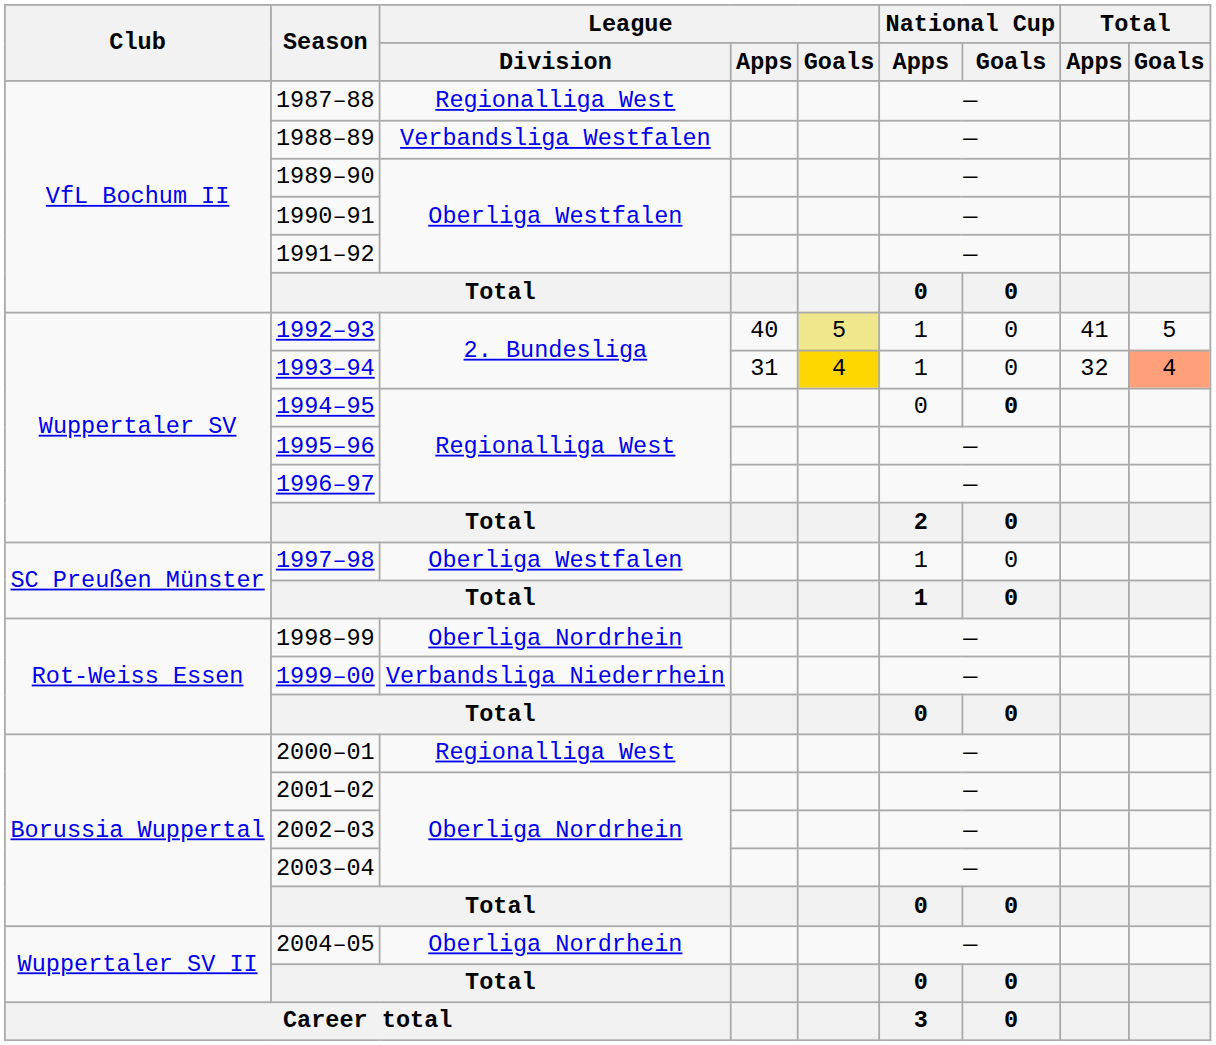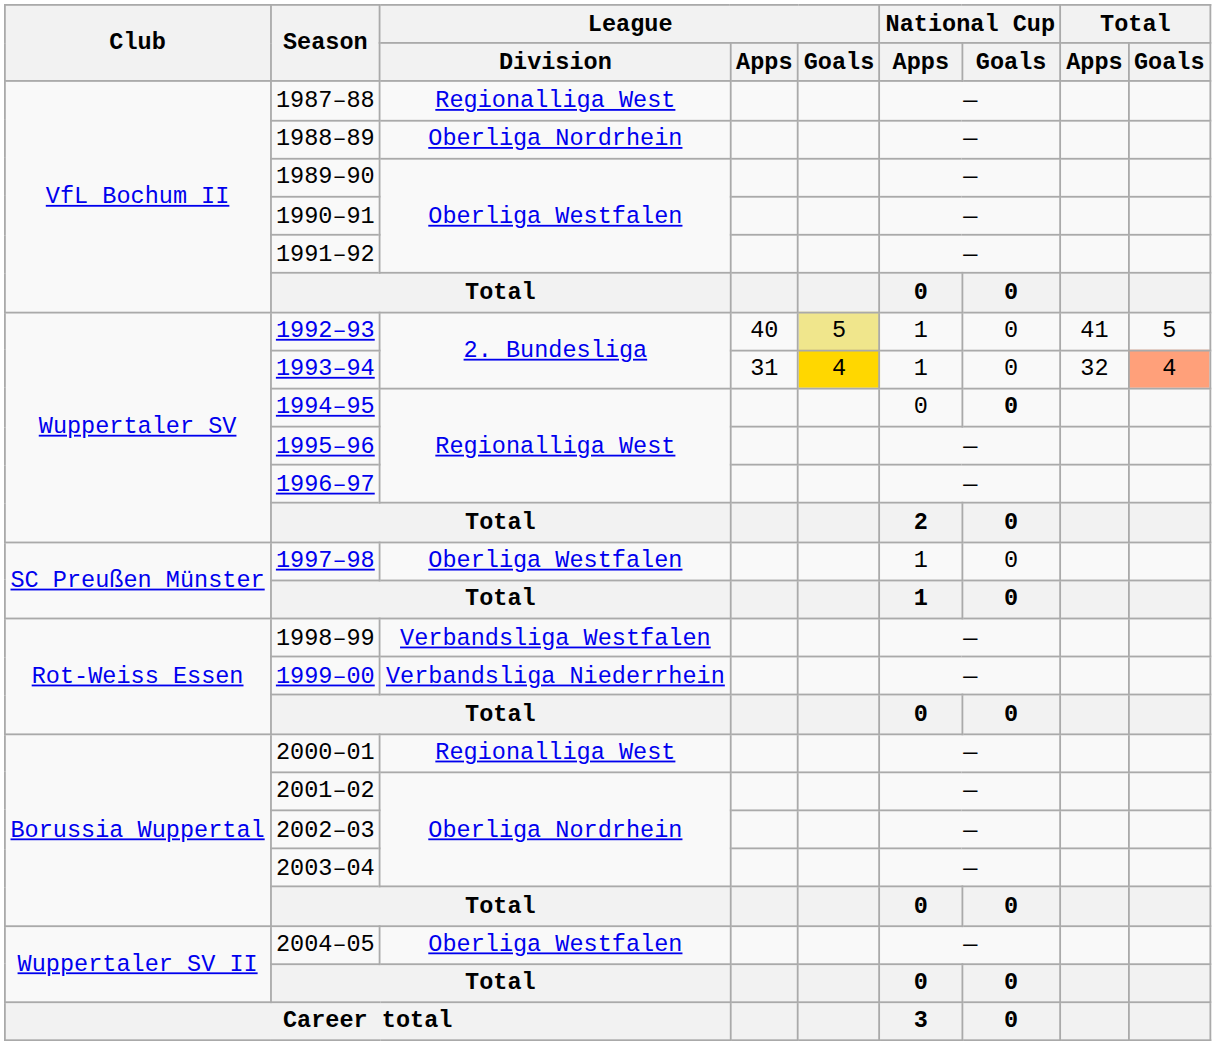(555, 139) Verbandsliga Westfalen -> (555, 139) Oberliga Nordrhein
(555, 638) Oberliga Nordrhein -> (555, 638) Verbandsliga Westfalen
(555, 944) Oberliga Nordrhein -> (555, 944) Oberliga Westfalen
